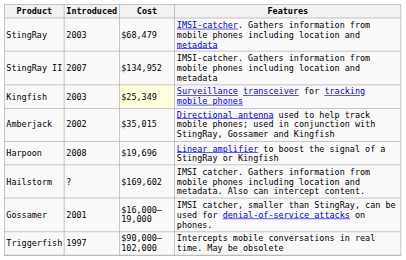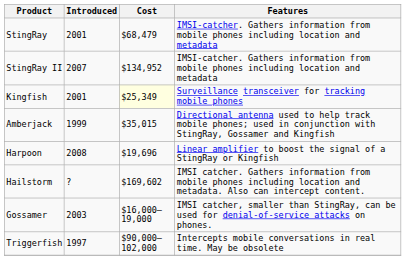(76, 35) 2003 -> (76, 35) 2001
(76, 96) 2003 -> (76, 96) 2001
(76, 125) 2002 -> (76, 125) 1999
(76, 215) 2001 -> (76, 215) 2003
